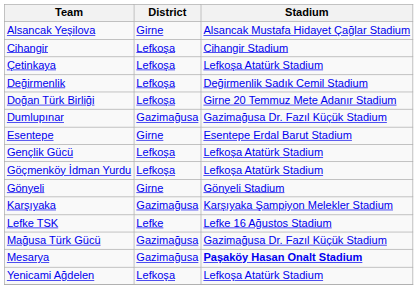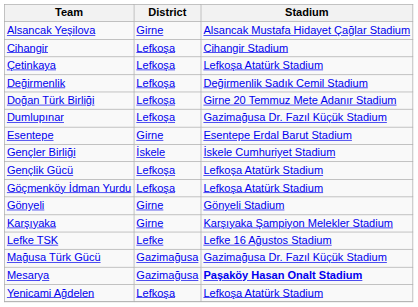(167, 118) Gazimağusa -> (156, 118) Lefkoşa
+ row: (41, 153)
(167, 205) Gazimağusa -> (150, 223) Girne
